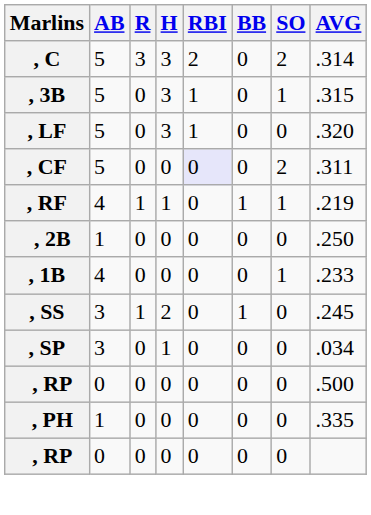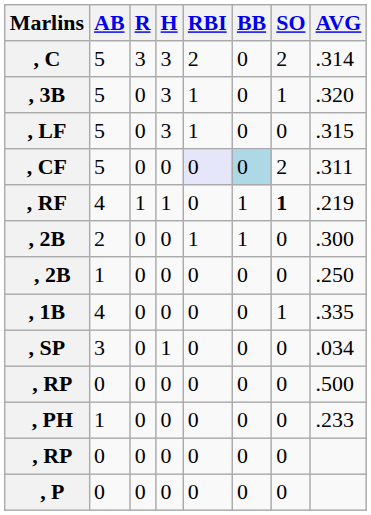(335, 94) .315 -> (335, 94) .320
(335, 131) .320 -> (335, 131) .315
(242, 167) no background -> (242, 167) lightblue background
(282, 203) normal -> (282, 203) bold
+ row: (47, 239)
(335, 275) .233 -> (335, 311) .335
- row: (47, 311)
(335, 419) .335 -> (335, 419) .233
+ row: (47, 491)
